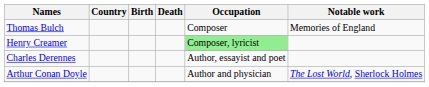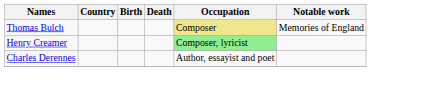(207, 27) no background -> (196, 27) khaki background
- row: (47, 74)
